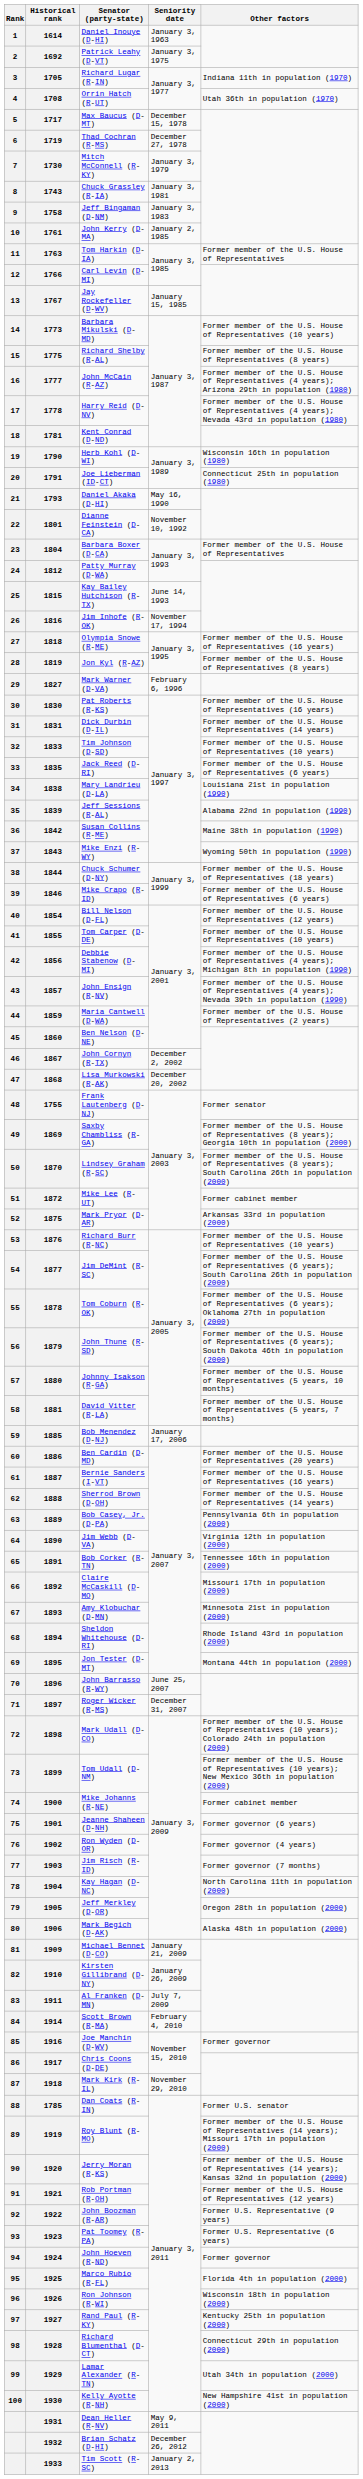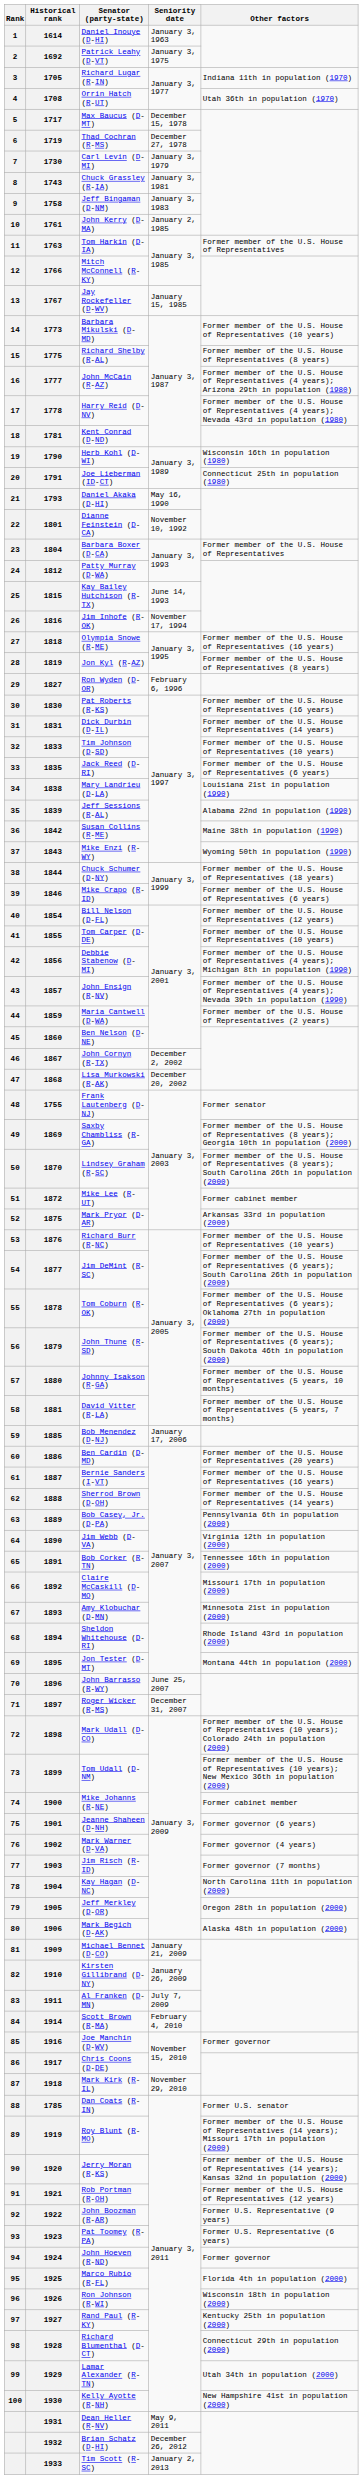(111, 166) Mitch McConnell (R-KY) -> (113, 162) Carl Levin (D-MI)
(113, 275) Carl Levin (D-MI) -> (111, 271) Mitch McConnell (R-KY)
(106, 684) Mark Warner (D-VA) -> (111, 684) Ron Wyden (D-OR)
(111, 1845) Ron Wyden (D-OR) -> (106, 1845) Mark Warner (D-VA)
